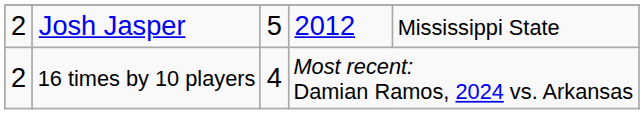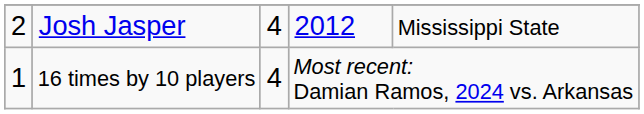(274, 26) 5 -> (274, 26) 4
(19, 78) 2 -> (19, 78) 1
